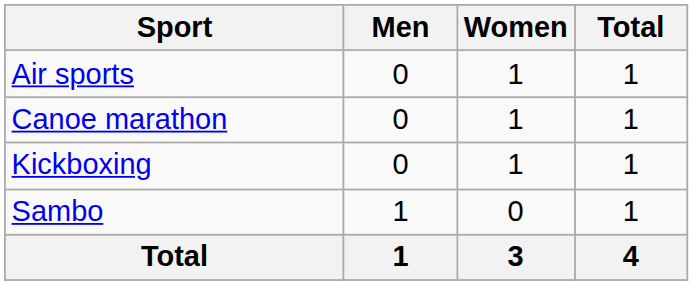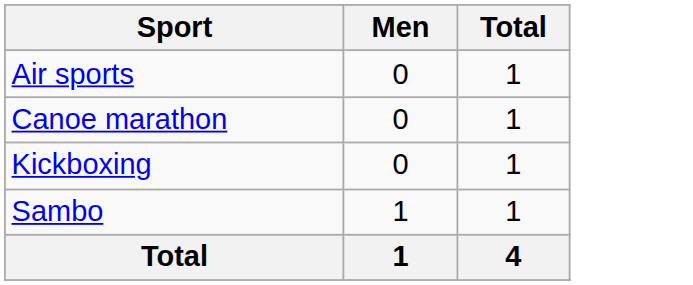- column: (516, 27)
